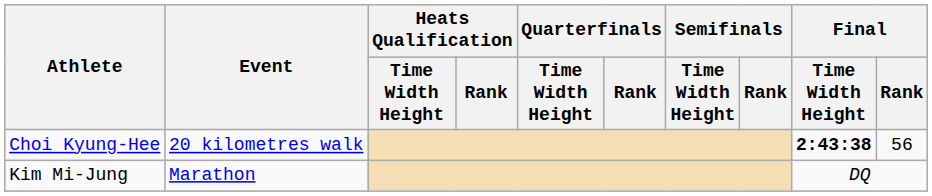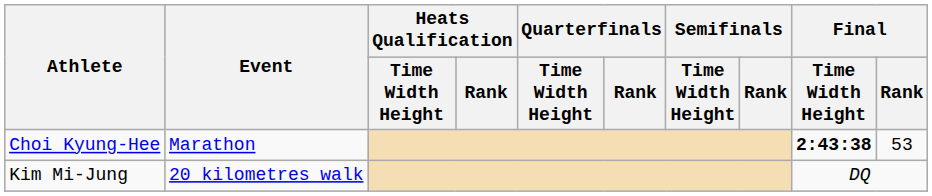(266, 145) 20 kilometres walk -> (212, 145) Marathon
(902, 145) 56 -> (902, 145) 53
(212, 175) Marathon -> (266, 175) 20 kilometres walk
